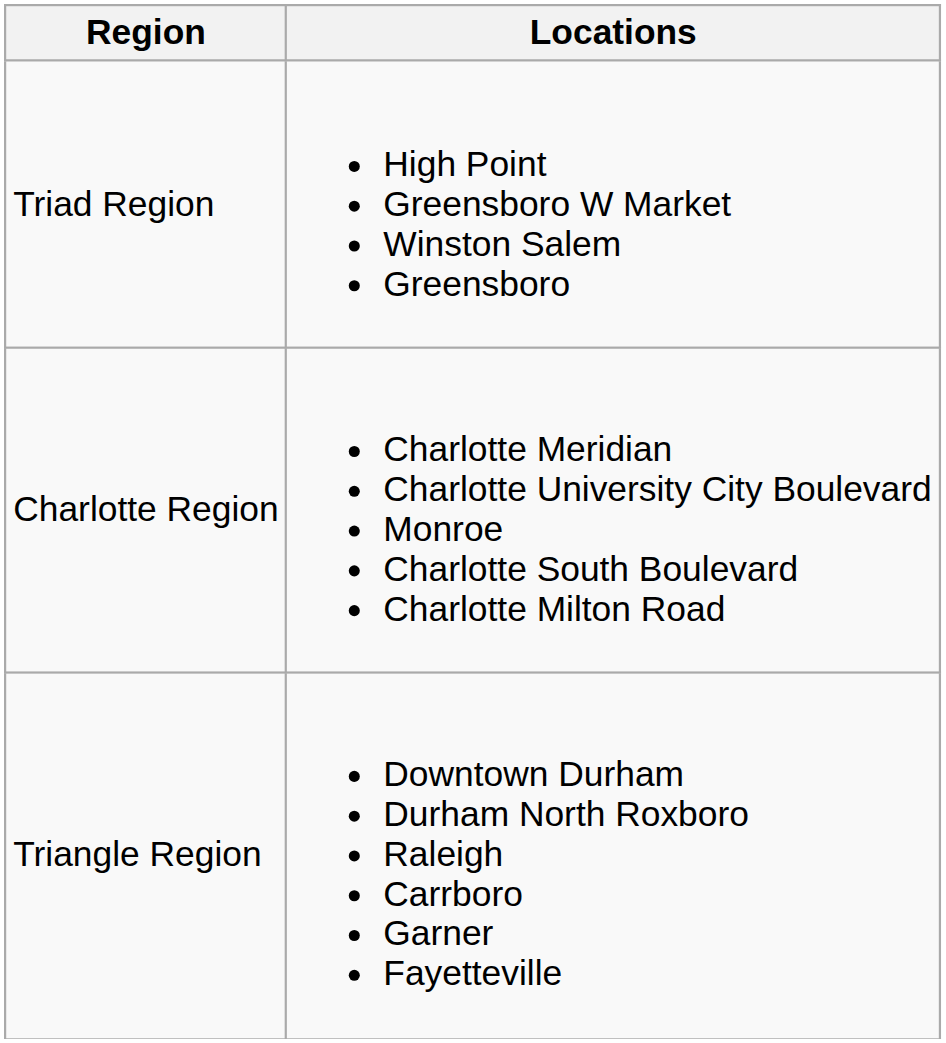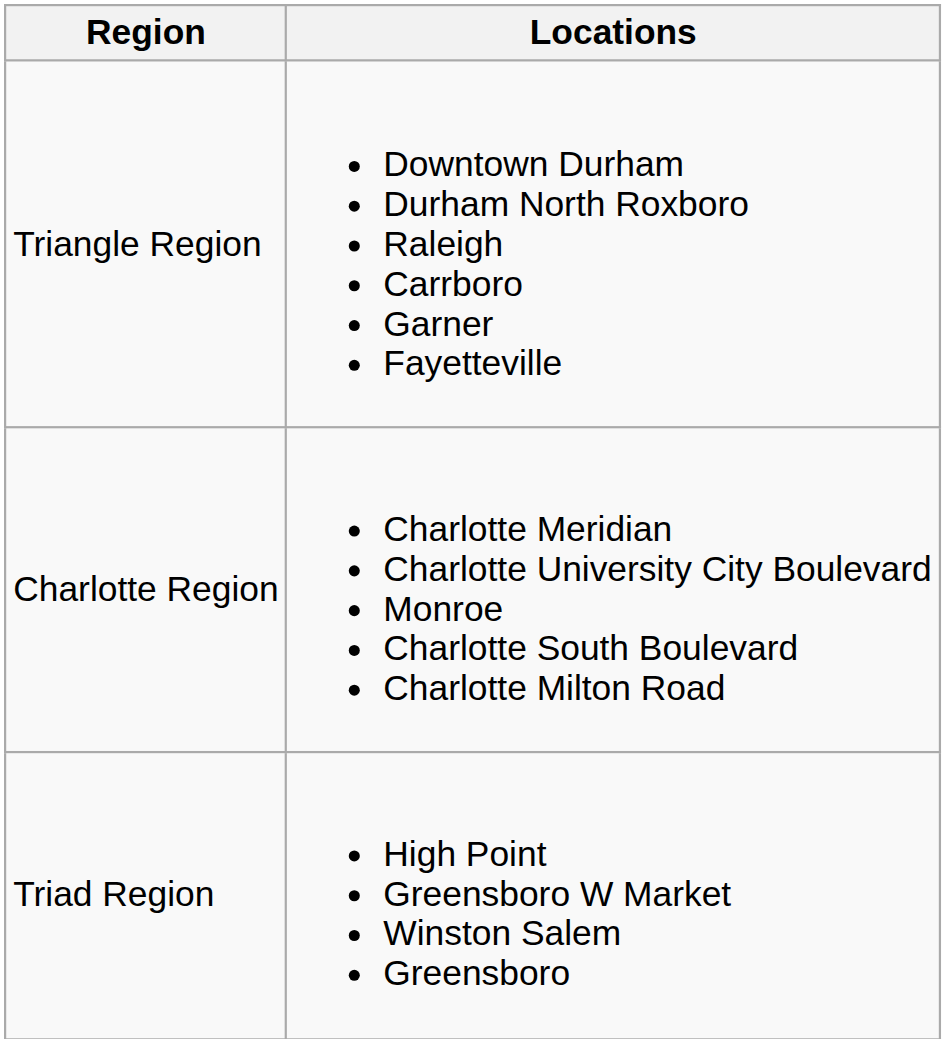rows swapped: (137, 854) <-> (114, 203)
